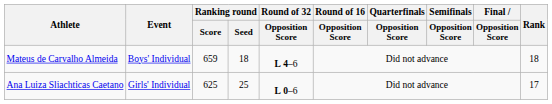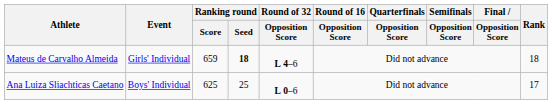(159, 59) Boys' Individual -> (159, 59) Girls' Individual
(244, 59) normal -> (244, 59) bold
(159, 86) Girls' Individual -> (159, 86) Boys' Individual
